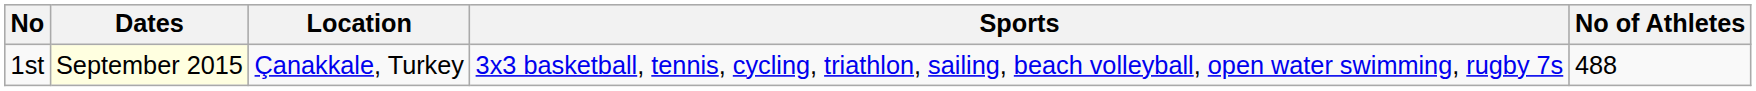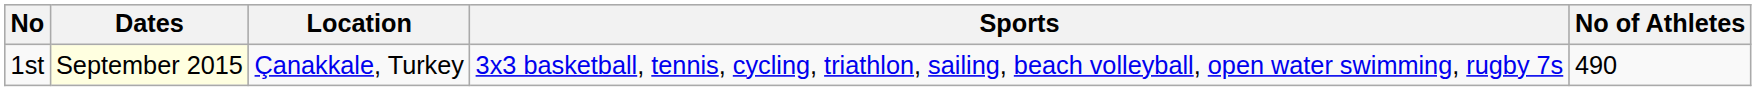(1596, 64) 488 -> (1596, 64) 490
